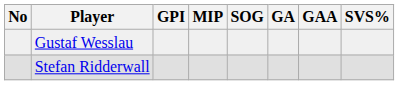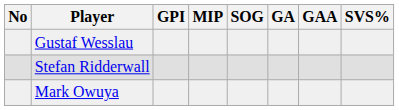+ row: (77, 92)
